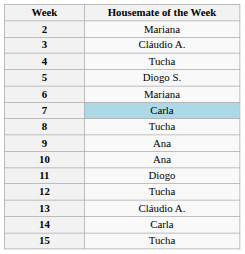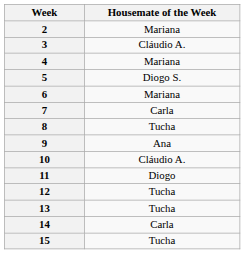(162, 61) Tucha -> (162, 61) Mariana
(162, 110) lightblue background -> (162, 110) no background
(162, 159) Ana -> (162, 159) Cláudio A.
(162, 208) Cláudio A. -> (162, 208) Tucha
